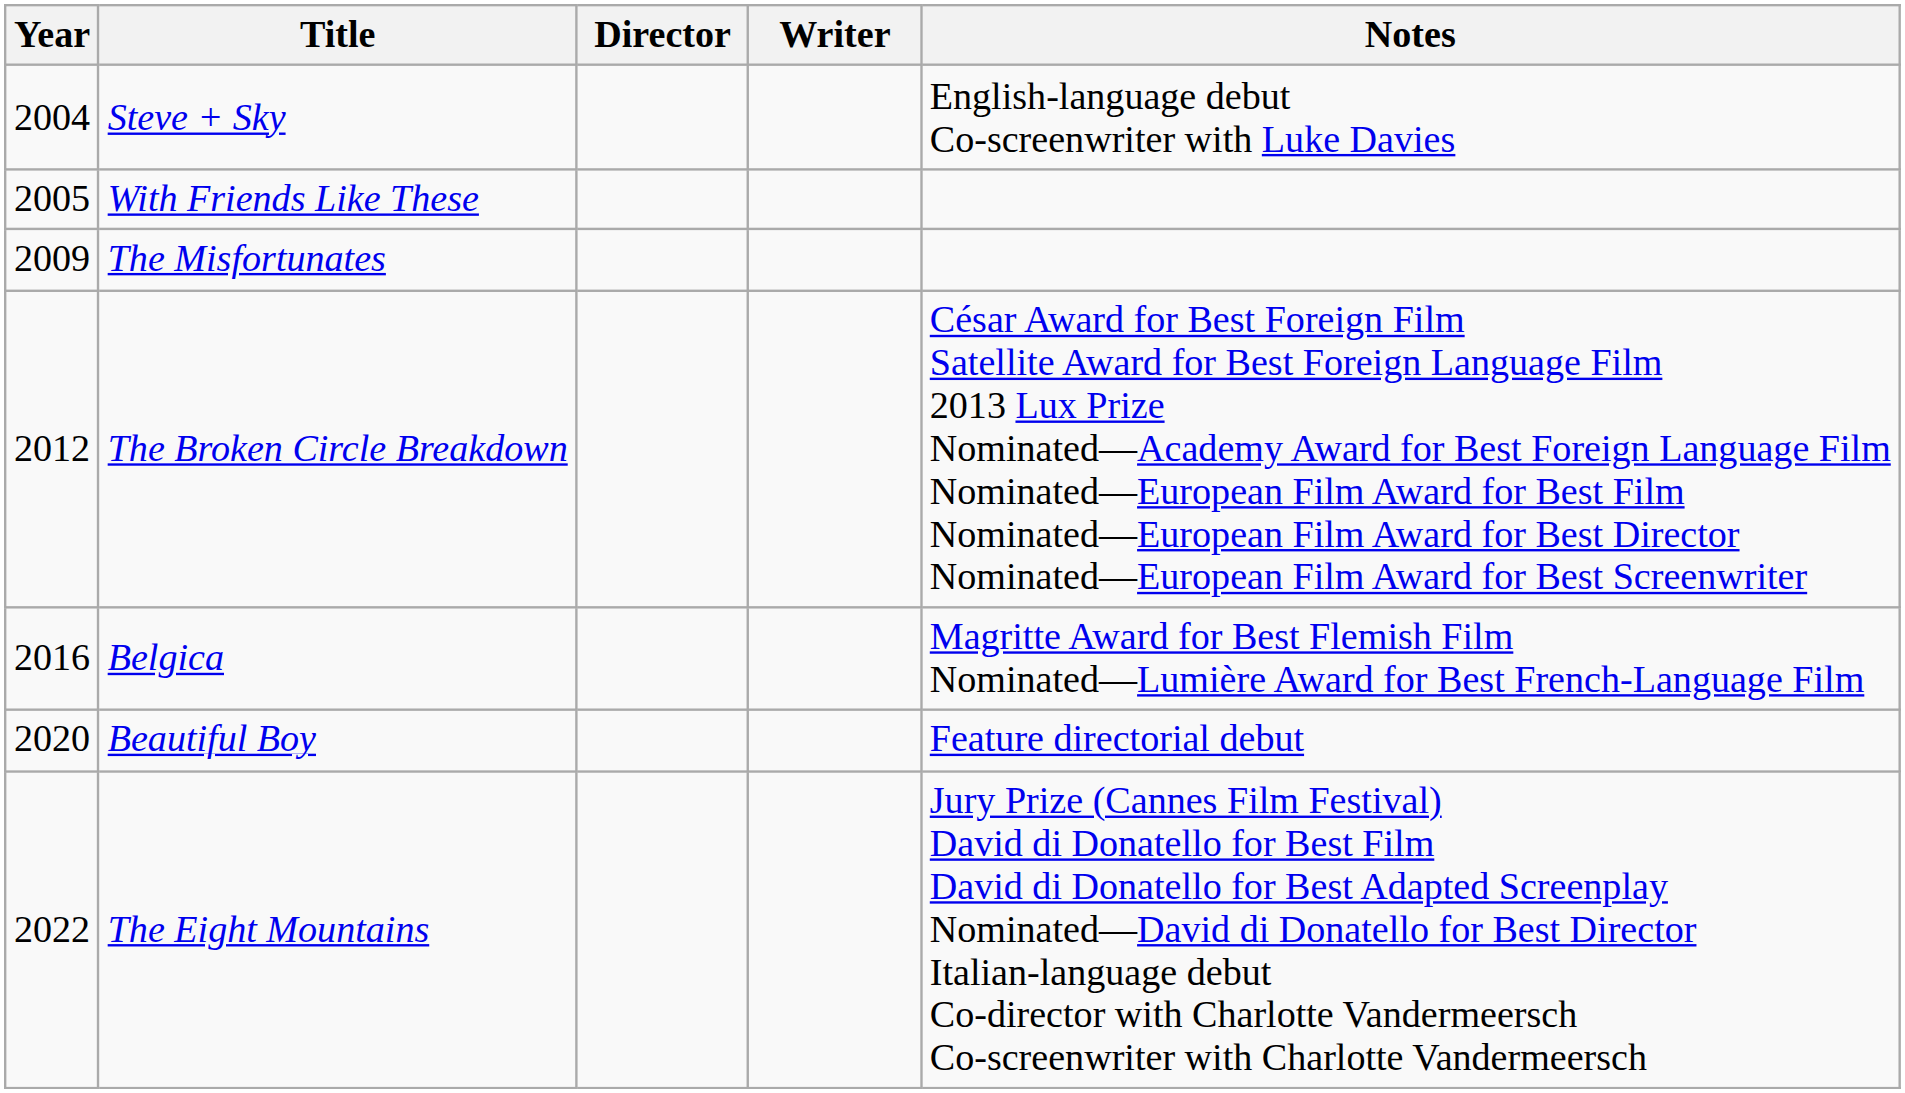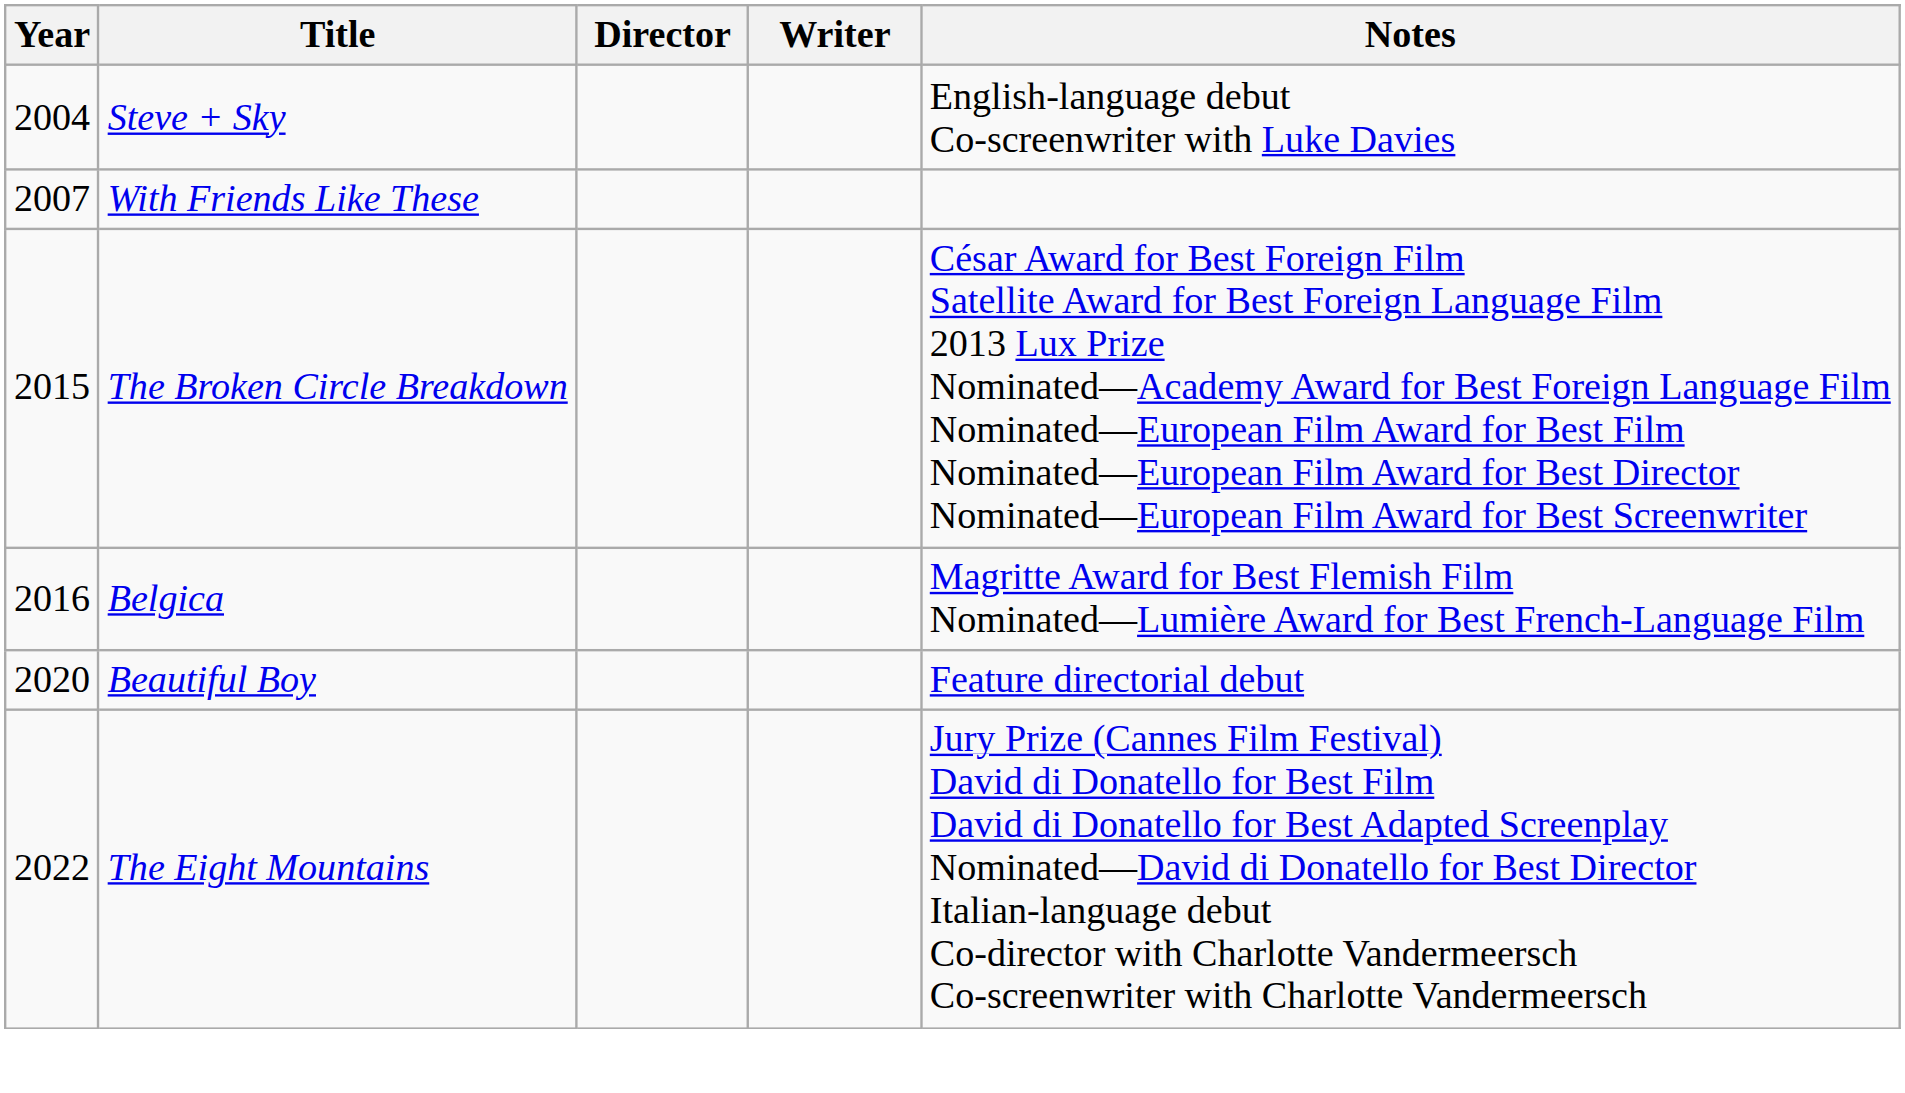(52, 198) 2005 -> (52, 198) 2007
- row: (247, 258)
(52, 447) 2012 -> (52, 387) 2015
